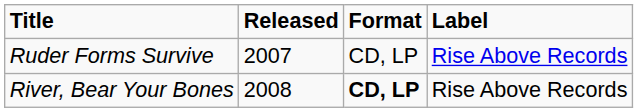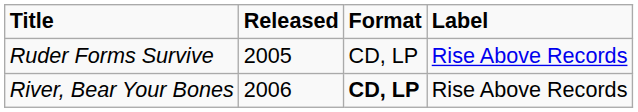(268, 55) 2007 -> (268, 55) 2005
(268, 90) 2008 -> (268, 90) 2006
